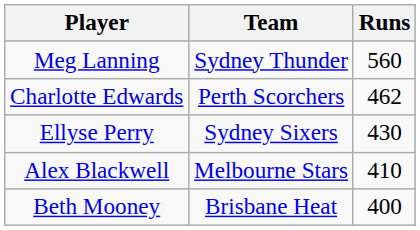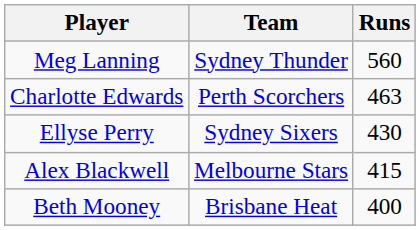(385, 96) 462 -> (385, 96) 463
(385, 170) 410 -> (385, 170) 415
